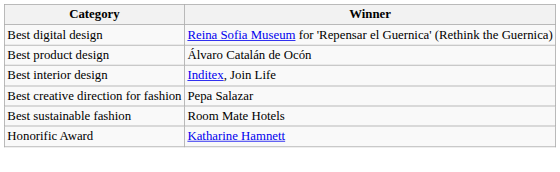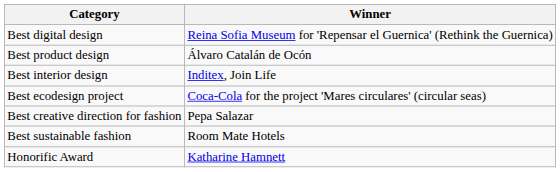+ row: (65, 95)
